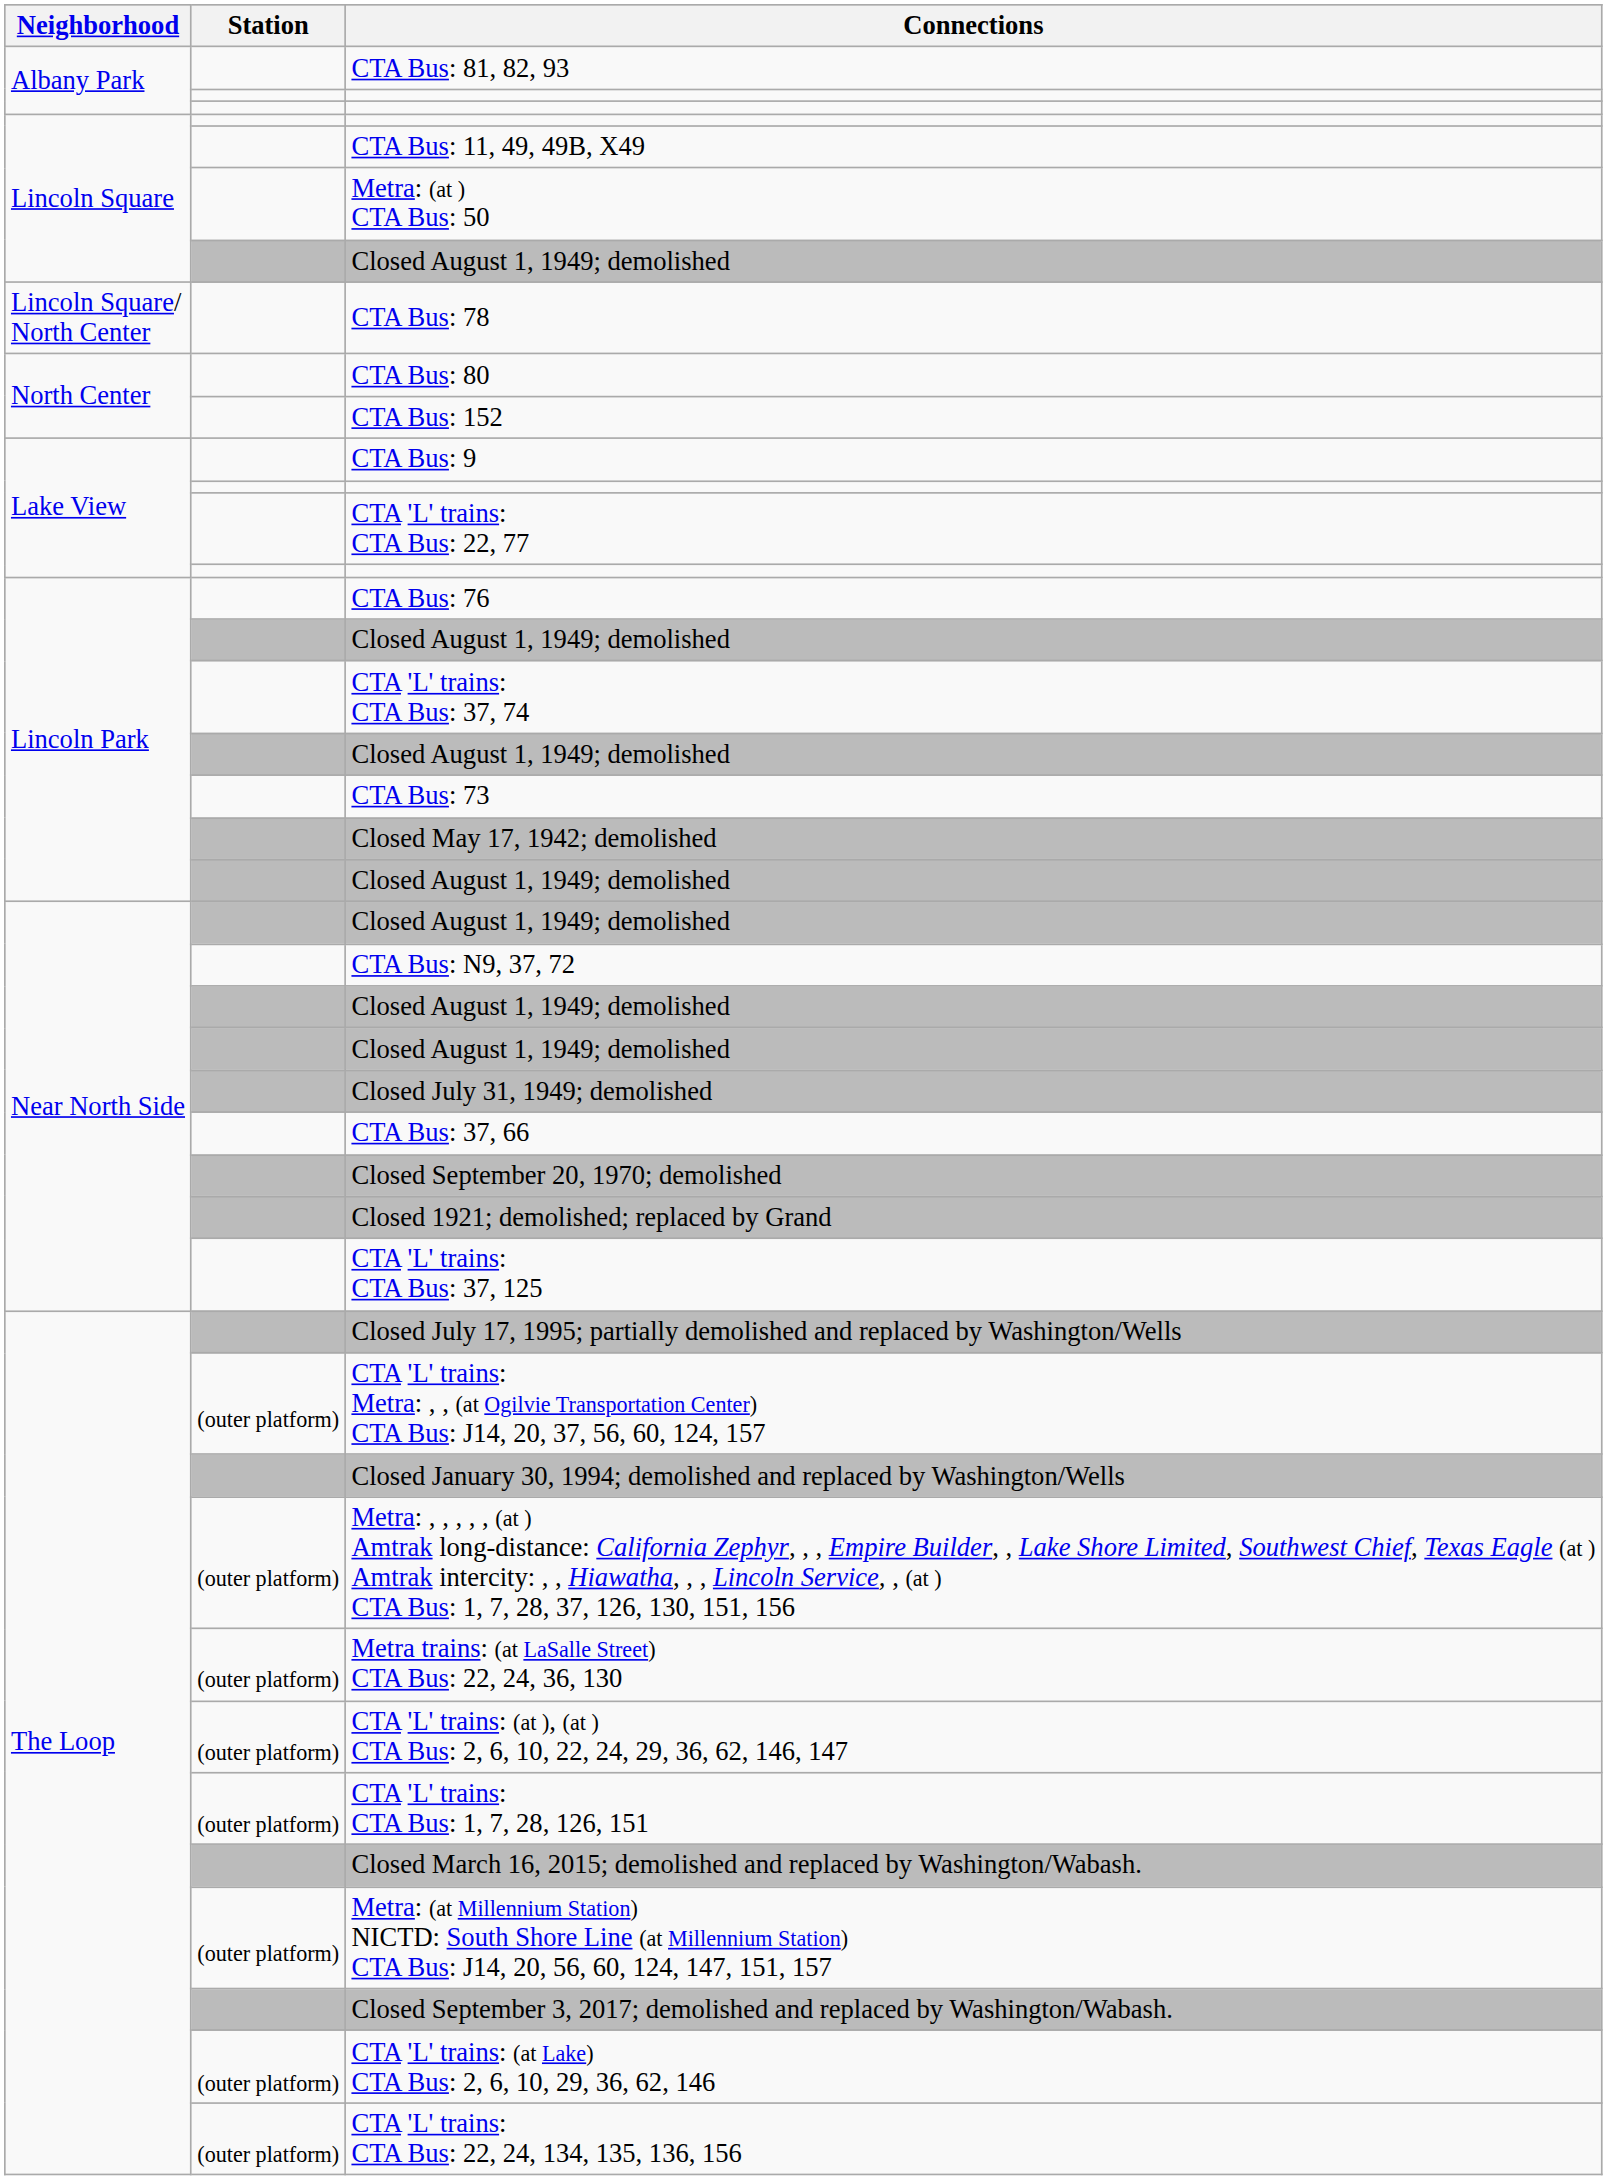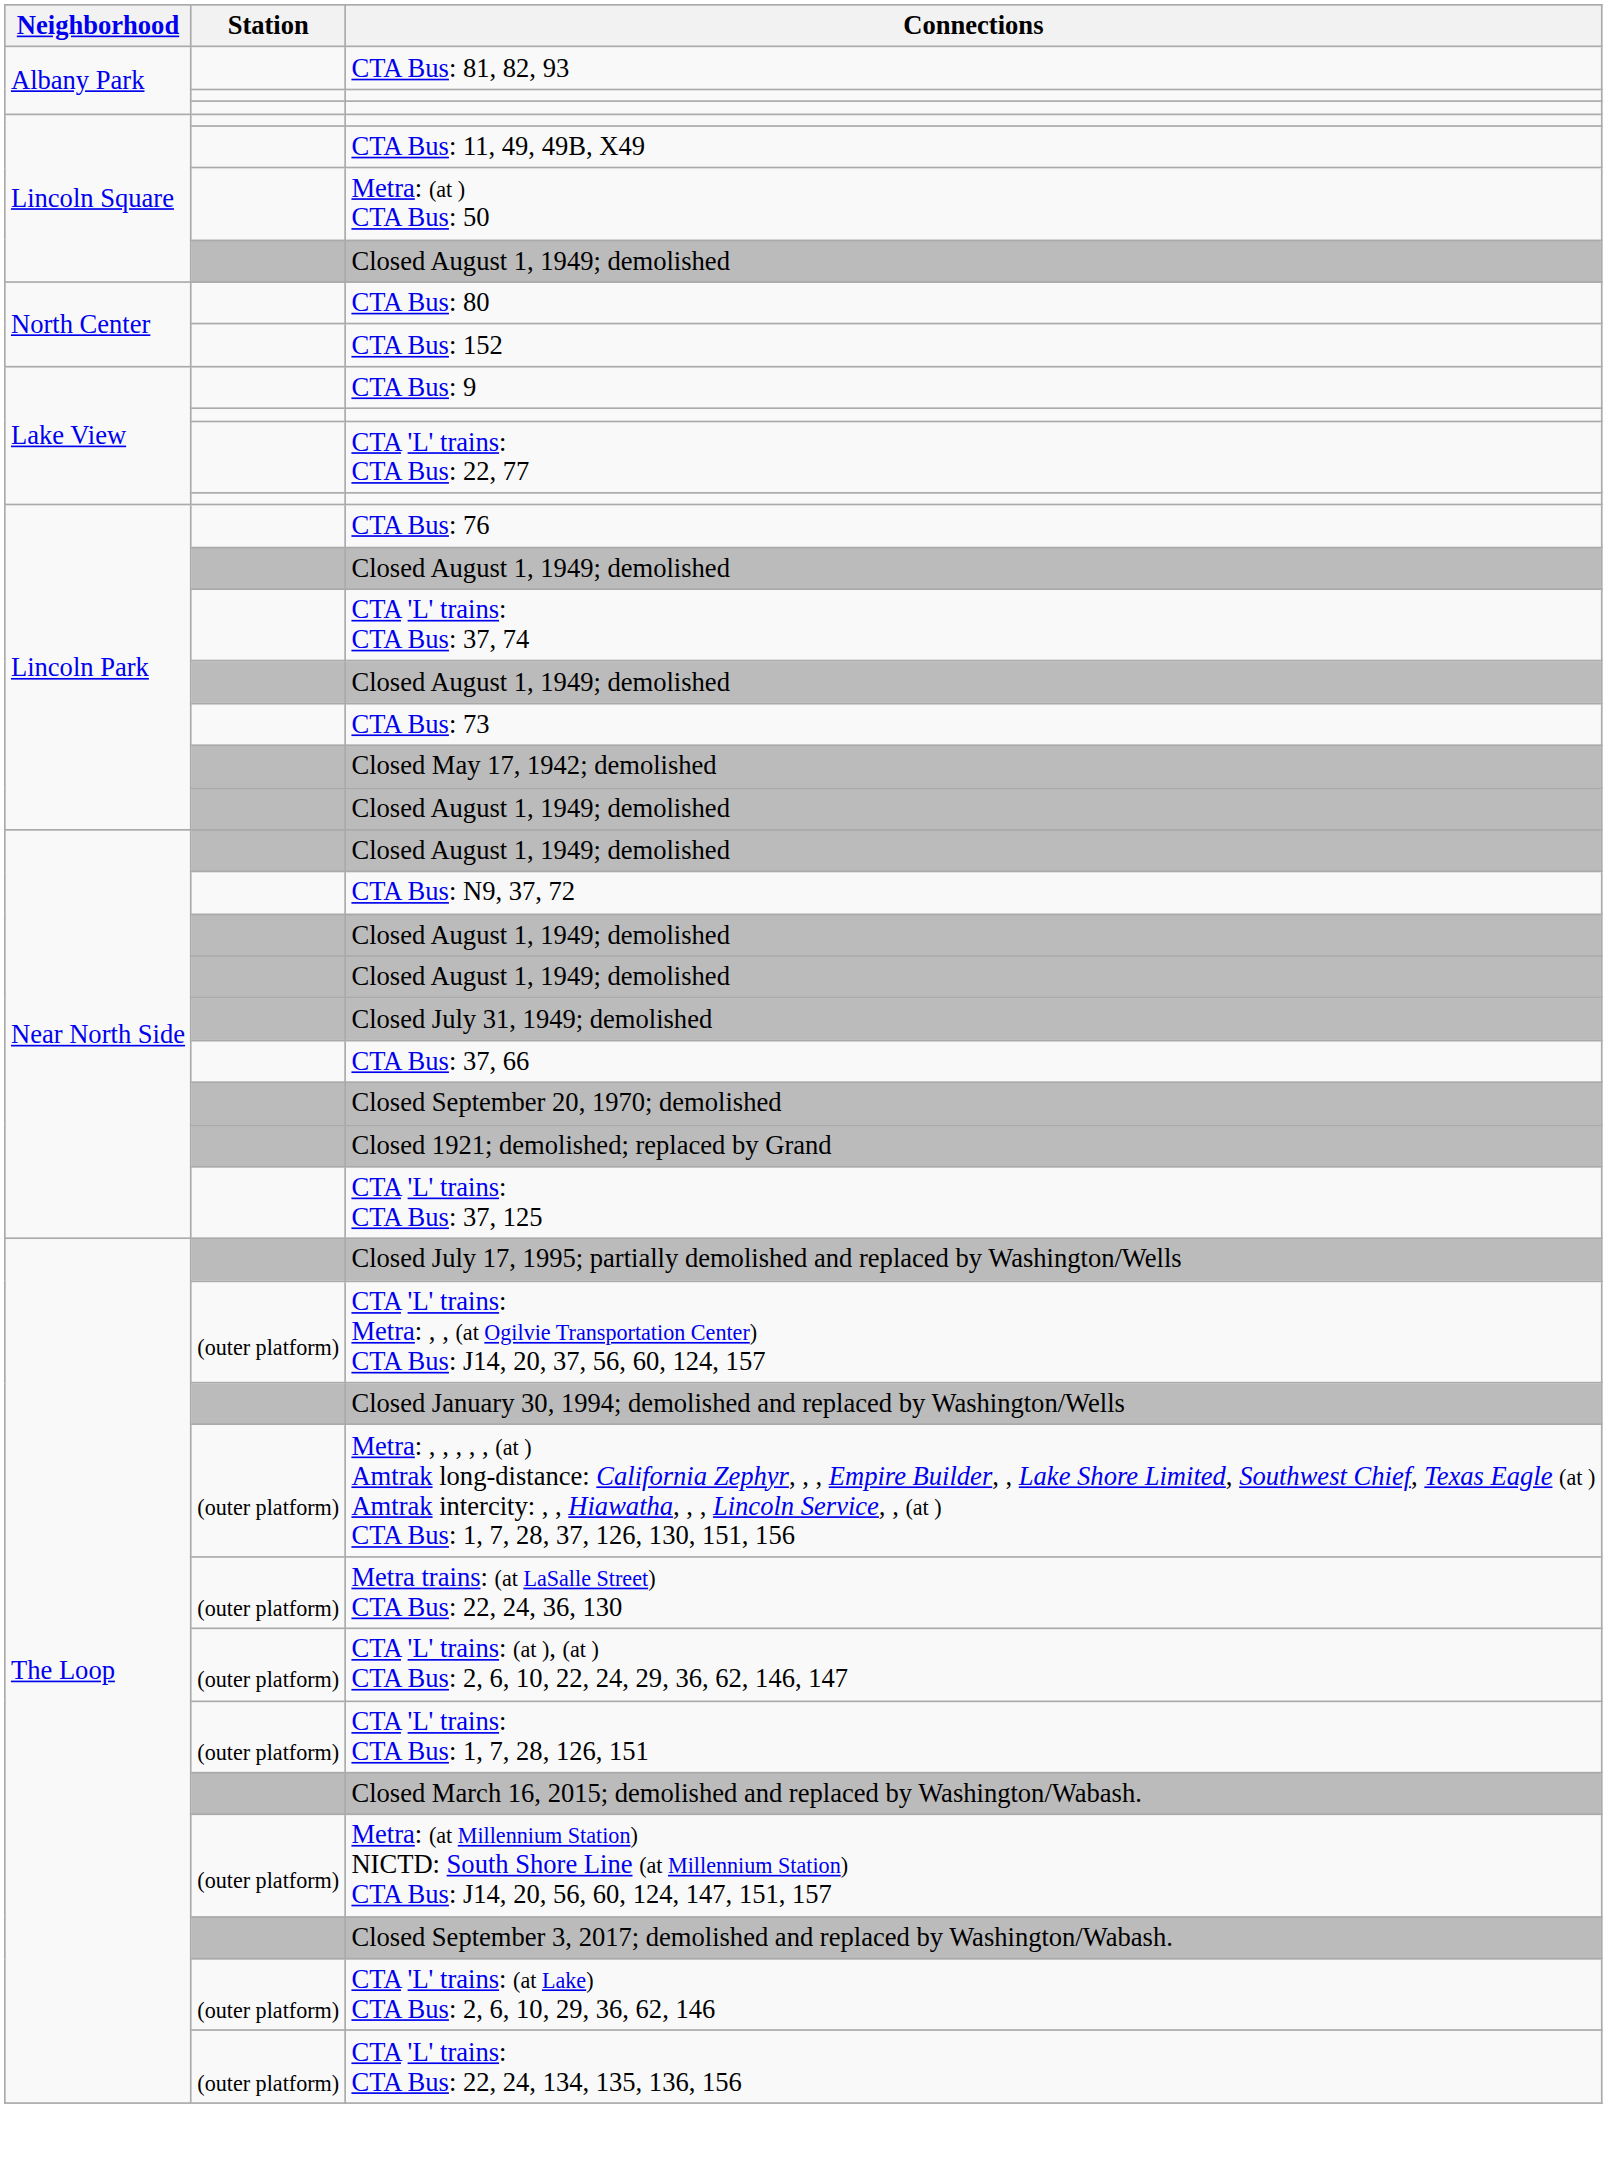- row: (96, 317)
